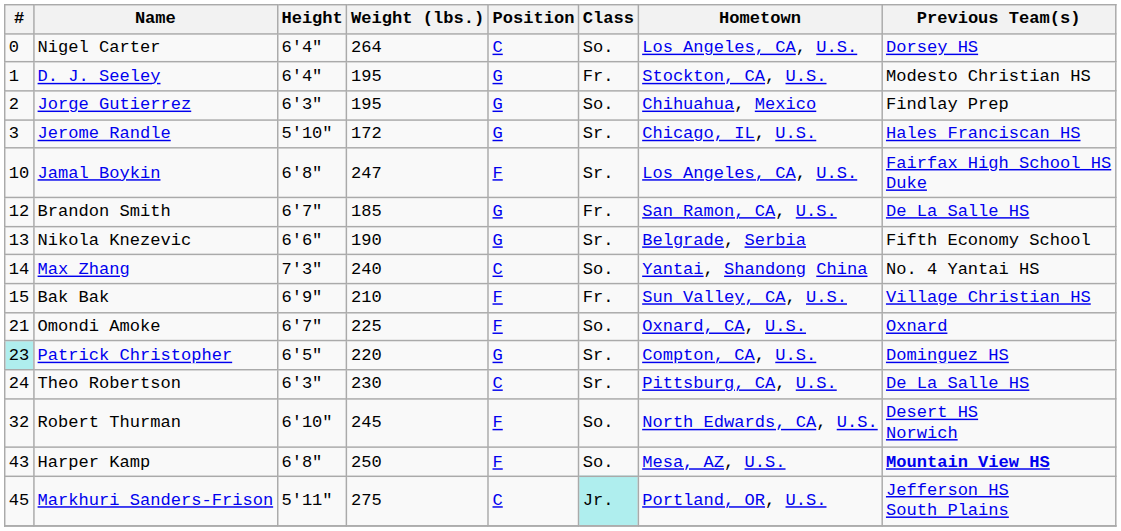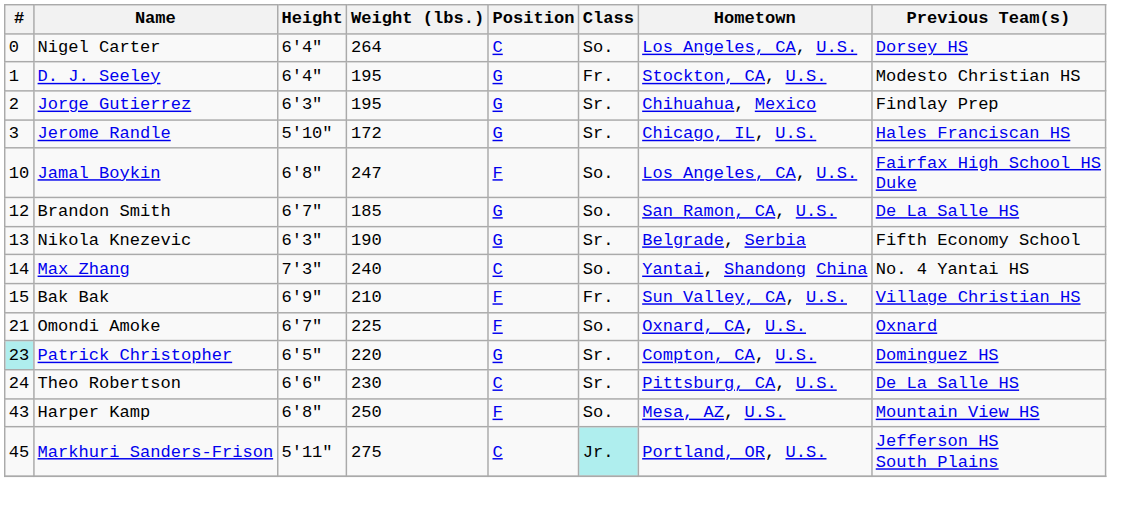(598, 105) So. -> (598, 105) Sr.
(598, 172) Sr. -> (598, 172) So.
(598, 211) Fr. -> (598, 211) So.
(302, 240) 6'6" -> (302, 240) 6'3"
(302, 384) 6'3" -> (302, 384) 6'6"
- row: (109, 423)
(968, 461) bold -> (958, 412) normal
